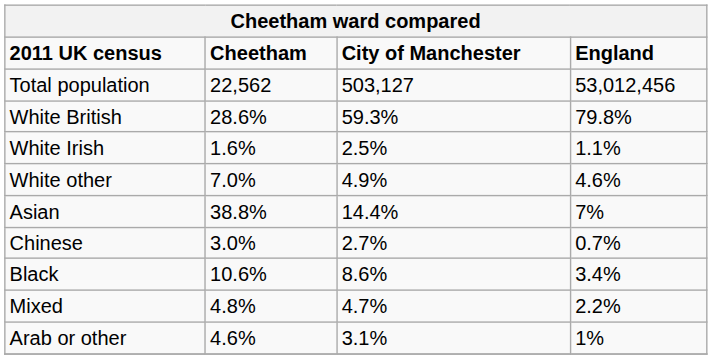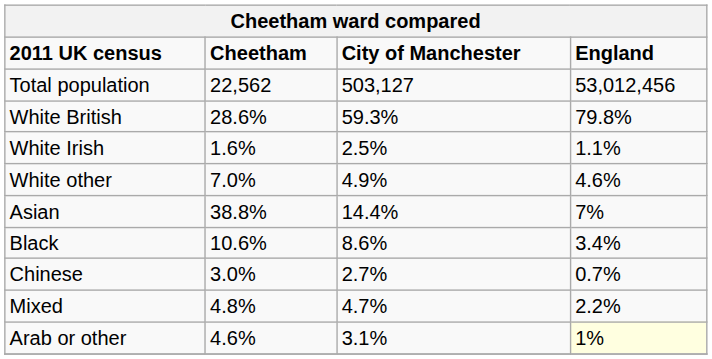rows swapped: (34, 274) <-> (46, 243)
(590, 338) no background -> (590, 338) lightyellow background
